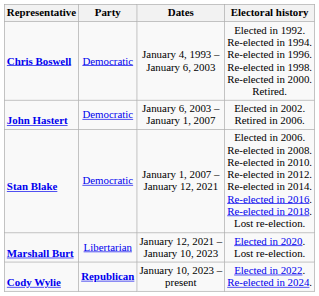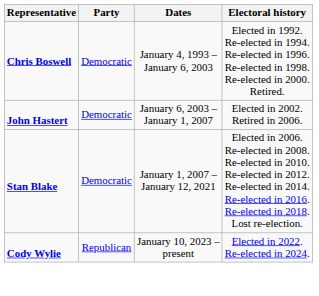- row: (40, 253)
(108, 276) bold -> (107, 247) normal
